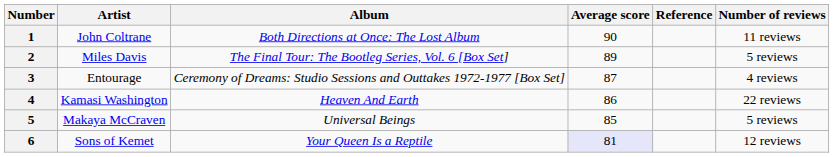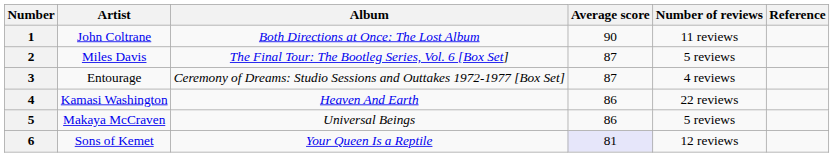columns swapped: (772, 15) <-> (684, 15)
(610, 57) 89 -> (610, 57) 87
(610, 120) 85 -> (610, 120) 86
